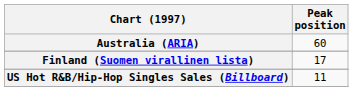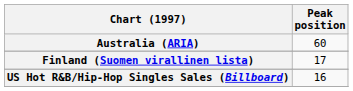(320, 78) 11 -> (320, 78) 16
